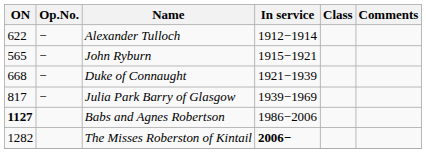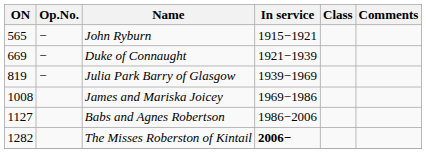- row: (133, 35)
(17, 76) 668 -> (17, 55) 669
(17, 96) 817 -> (17, 76) 819
+ row: (154, 96)
(20, 117) bold -> (20, 117) normal
